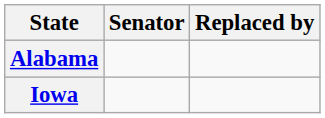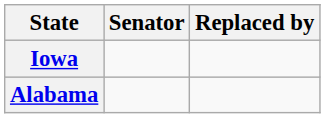rows swapped: (54, 58) <-> (54, 94)
